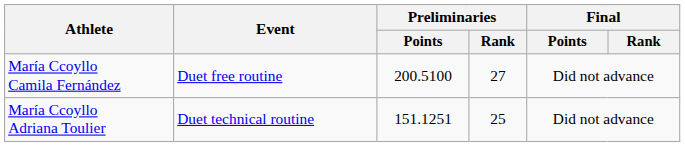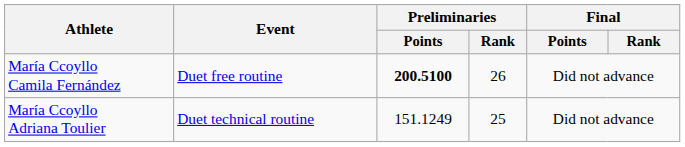(423, 76) normal -> (423, 76) bold
(498, 76) 27 -> (498, 76) 26
(423, 119) 151.1251 -> (423, 119) 151.1249
